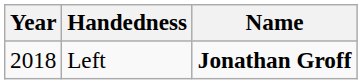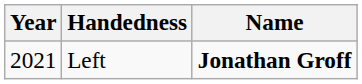(33, 59) 2018 -> (33, 59) 2021
